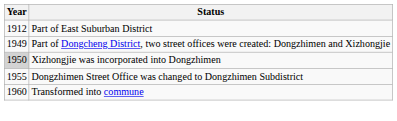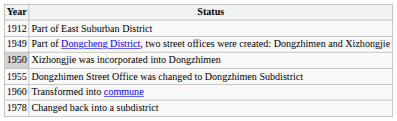+ row: (95, 108)
